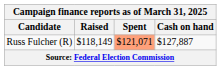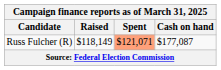(175, 42) $127,887 -> (175, 42) $177,087
